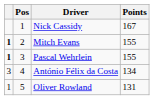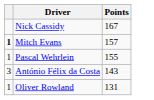- column: (22, 11)
(129, 41) 155 -> (111, 41) 157
(9, 56) bold -> (9, 56) normal
(129, 71) 134 -> (111, 71) 143
